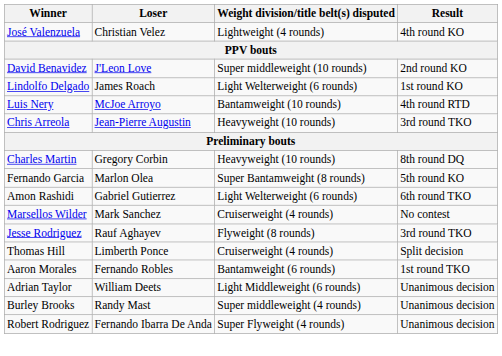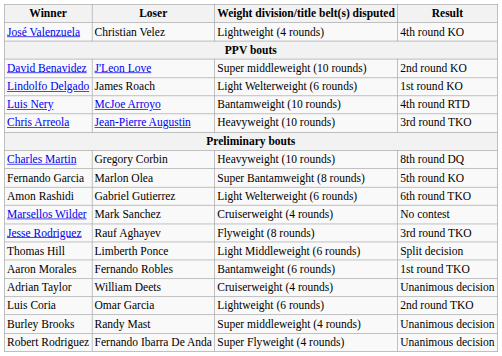(275, 251) Cruiserweight (4 rounds) -> (289, 251) Light Middleweight (6 rounds)
(289, 287) Light Middleweight (6 rounds) -> (275, 287) Cruiserweight (4 rounds)
+ row: (31, 305)
